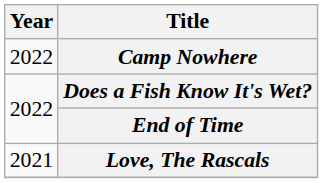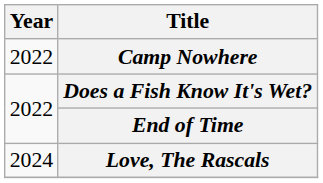(31, 159) 2021 -> (31, 159) 2024
